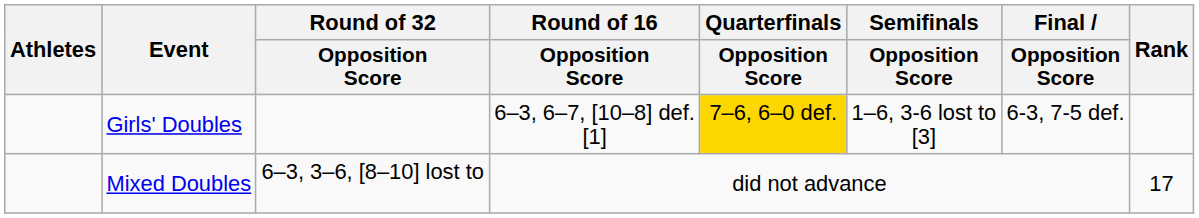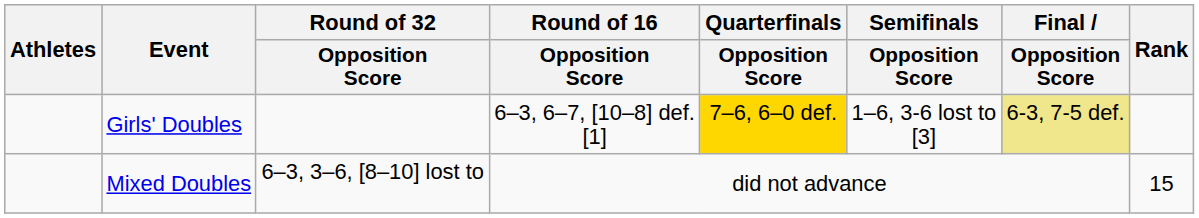(1066, 112) no background -> (1066, 112) khaki background
(1162, 184) 17 -> (1162, 184) 15
